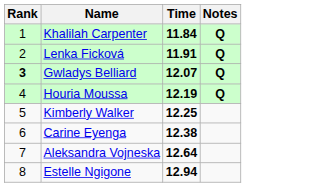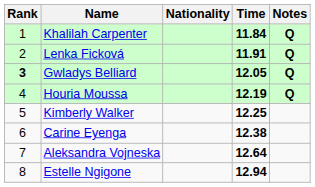+ column: (198, 14)
(181, 73) 12.07 -> (251, 73) 12.05
